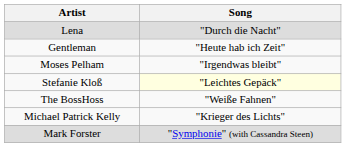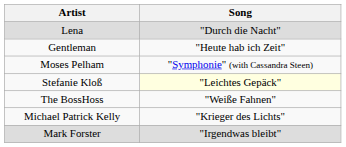(240, 64) "Irgendwas bleibt" -> (240, 64) "Symphonie" (with Cassandra Steen)
(240, 133) "Symphonie" (with Cassandra Steen) -> (240, 133) "Irgendwas bleibt"
